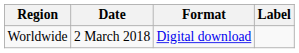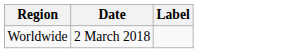- column: (204, 15)
